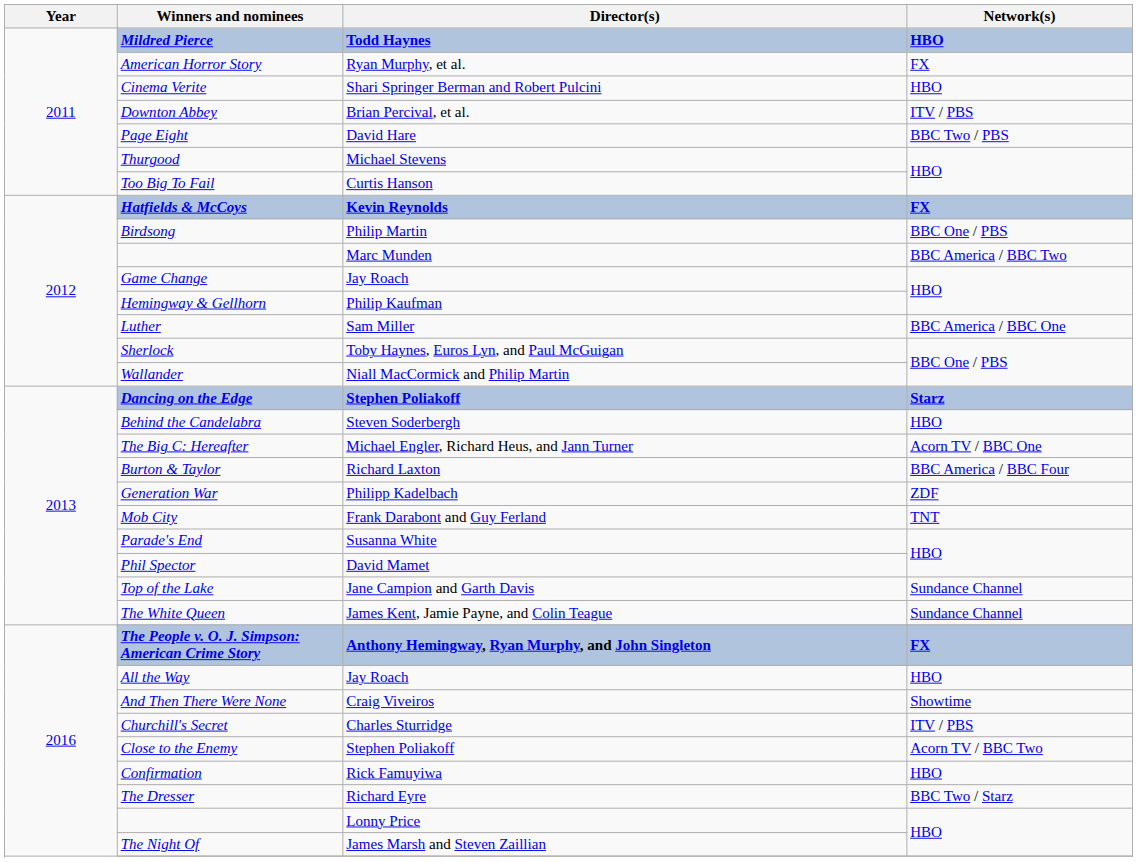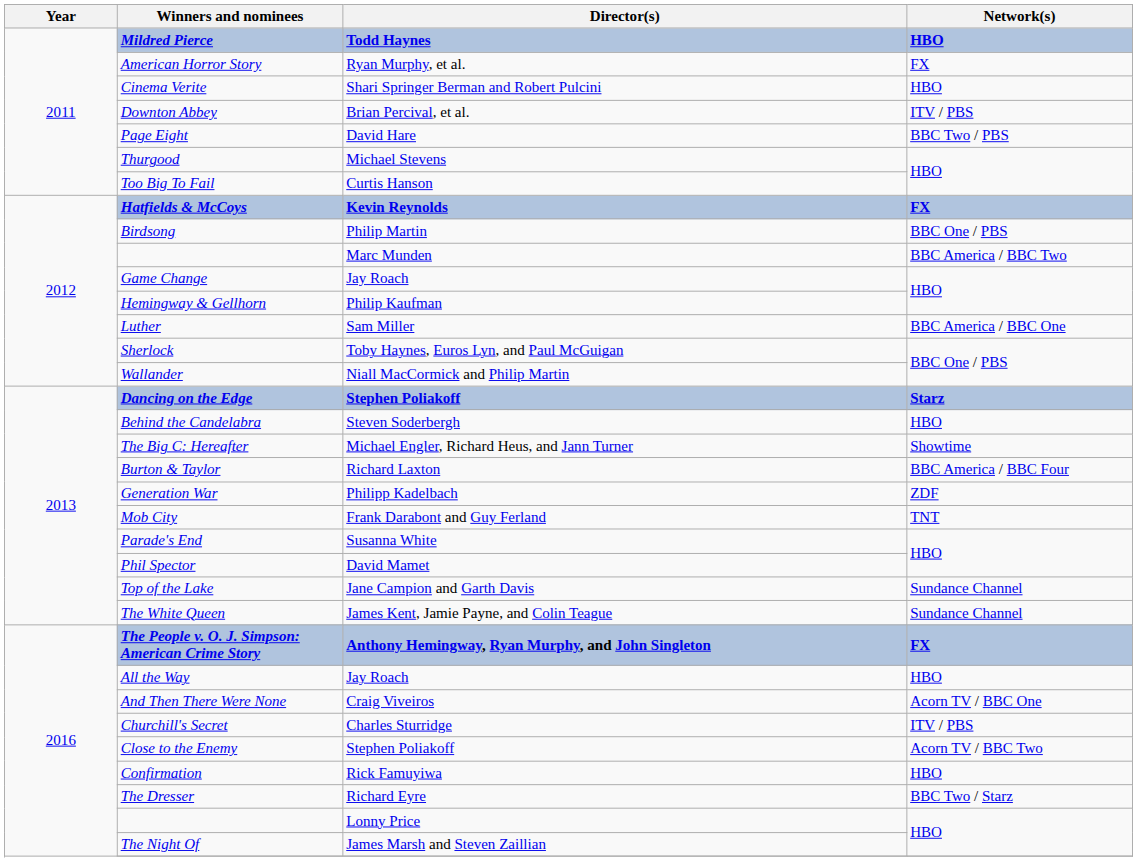(976, 445) Acorn TV / BBC One -> (941, 445) Showtime
(941, 701) Showtime -> (976, 701) Acorn TV / BBC One
